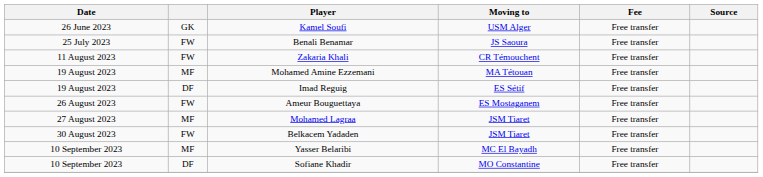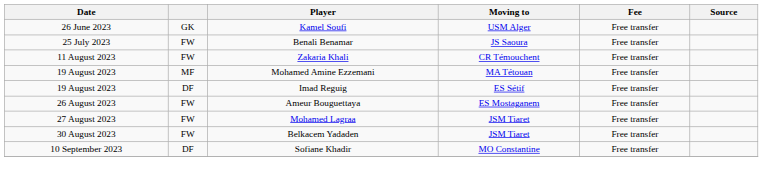(188, 118) MF -> (188, 118) FW
- row: (323, 149)
